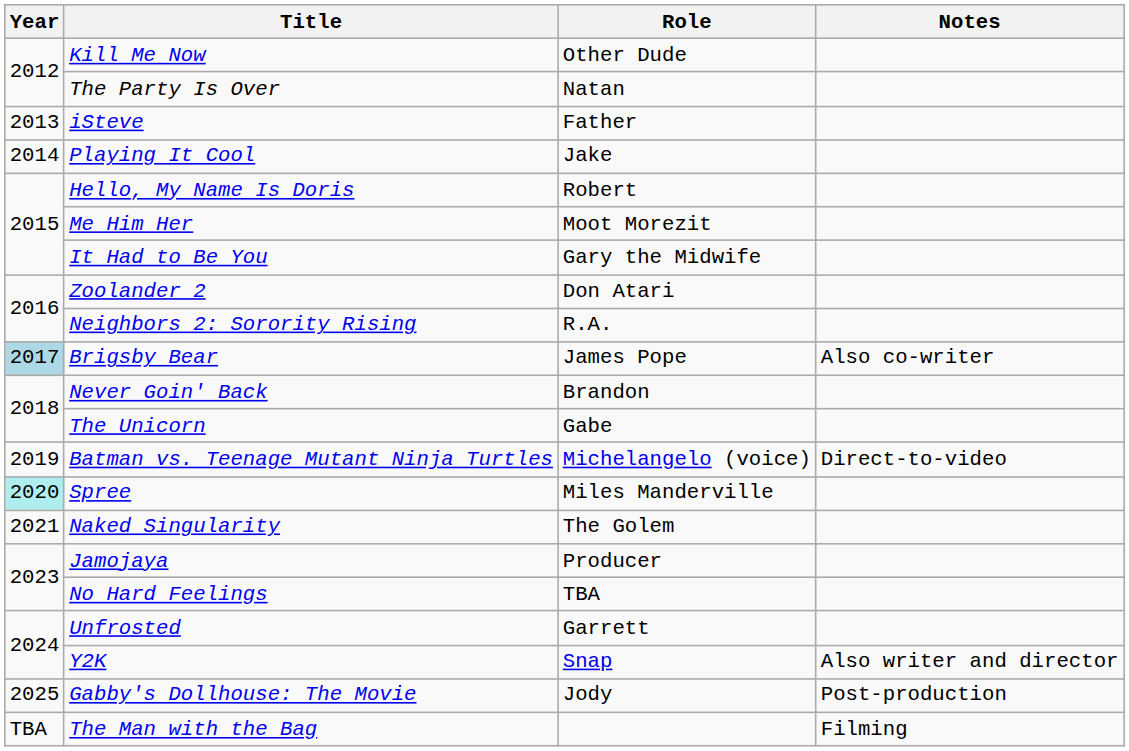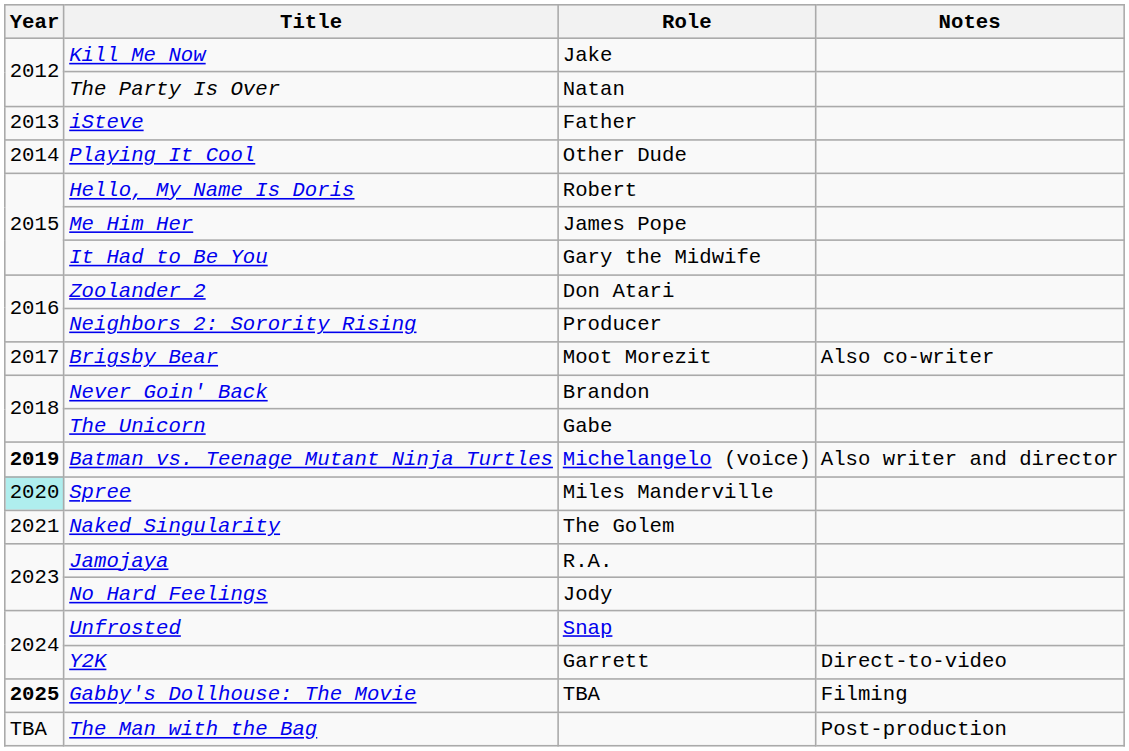(625, 55) Other Dude -> (588, 55) Jake
(588, 156) Jake -> (625, 156) Other Dude
(637, 224) Moot Morezit -> (625, 224) James Pope
(588, 325) R.A. -> (612, 325) Producer
(35, 359) lightblue background -> (35, 359) no background
(625, 359) James Pope -> (637, 359) Moot Morezit
(35, 460) normal -> (35, 460) bold
(914, 460) Direct-to-video -> (970, 460) Also writer and director
(612, 561) Producer -> (588, 561) R.A.
(581, 594) TBA -> (588, 594) Jody
(606, 628) Garrett -> (588, 628) Snap
(588, 662) Snap -> (606, 662) Garrett
(970, 662) Also writer and director -> (914, 662) Direct-to-video
(35, 695) normal -> (35, 695) bold
(588, 695) Jody -> (581, 695) TBA
(914, 695) Post-production -> (864, 695) Filming
(864, 729) Filming -> (914, 729) Post-production
